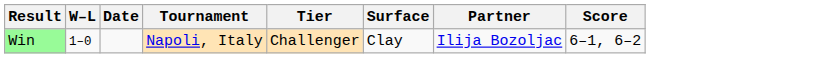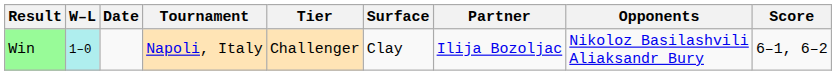+ column: (659, 17)
(80, 42) no background -> (80, 50) paleturquoise background
